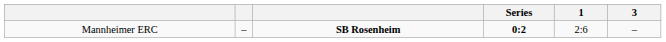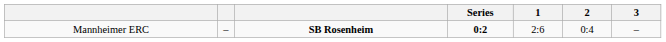+ column: (587, 12)
